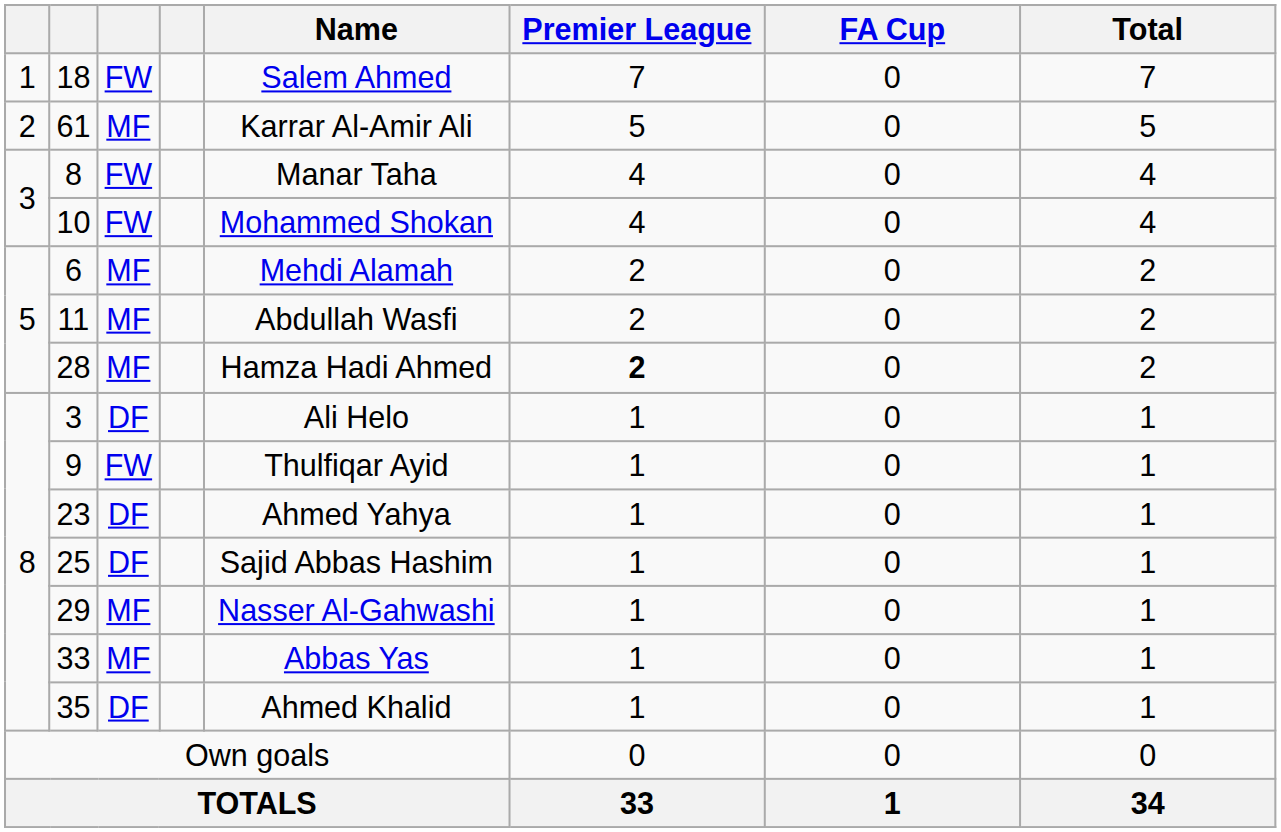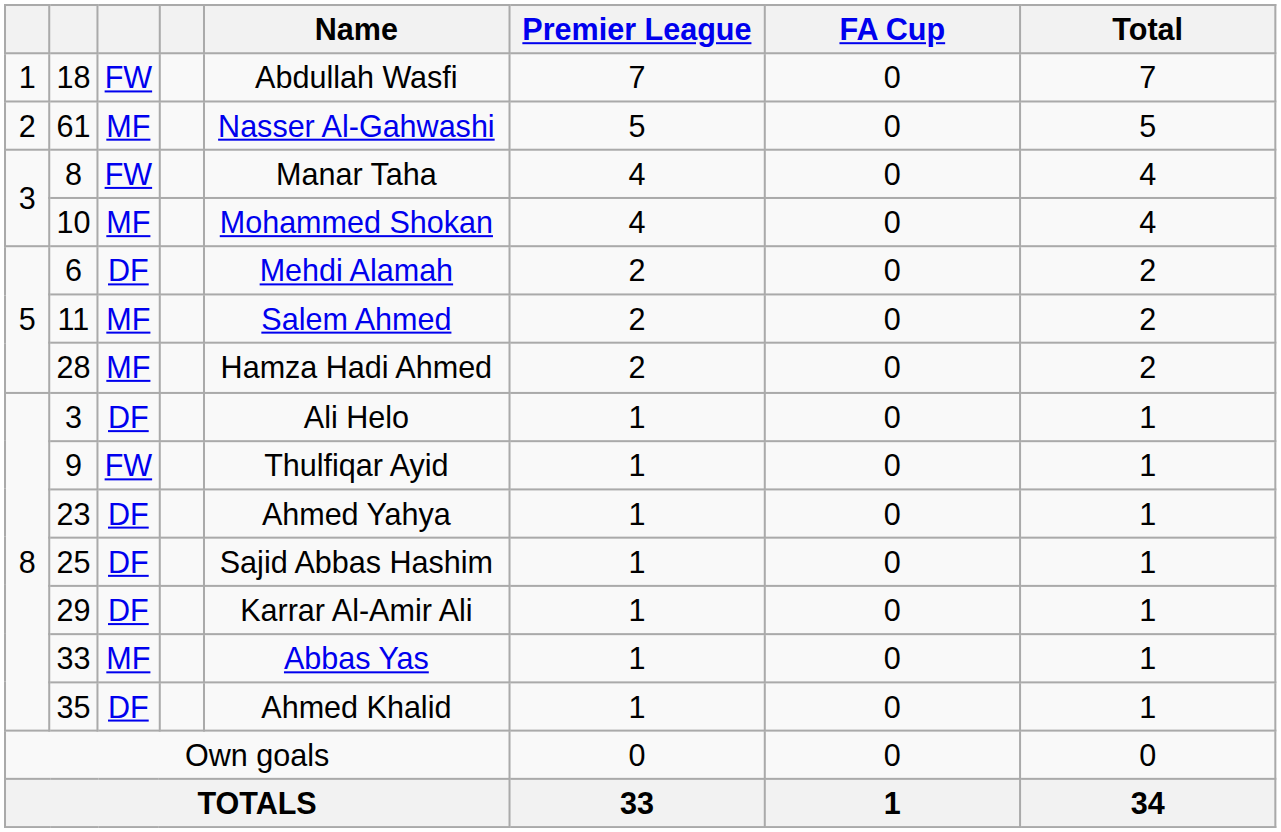(356, 78) Salem Ahmed -> (356, 78) Abdullah Wasfi
(356, 126) Karrar Al-Amir Ali -> (356, 126) Nasser Al-Gahwashi
(128, 223) FW -> (128, 223) MF
(128, 271) MF -> (128, 271) DF
(356, 320) Abdullah Wasfi -> (356, 320) Salem Ahmed
(637, 368) bold -> (637, 368) normal
(128, 610) MF -> (128, 610) DF
(356, 610) Nasser Al-Gahwashi -> (356, 610) Karrar Al-Amir Ali
